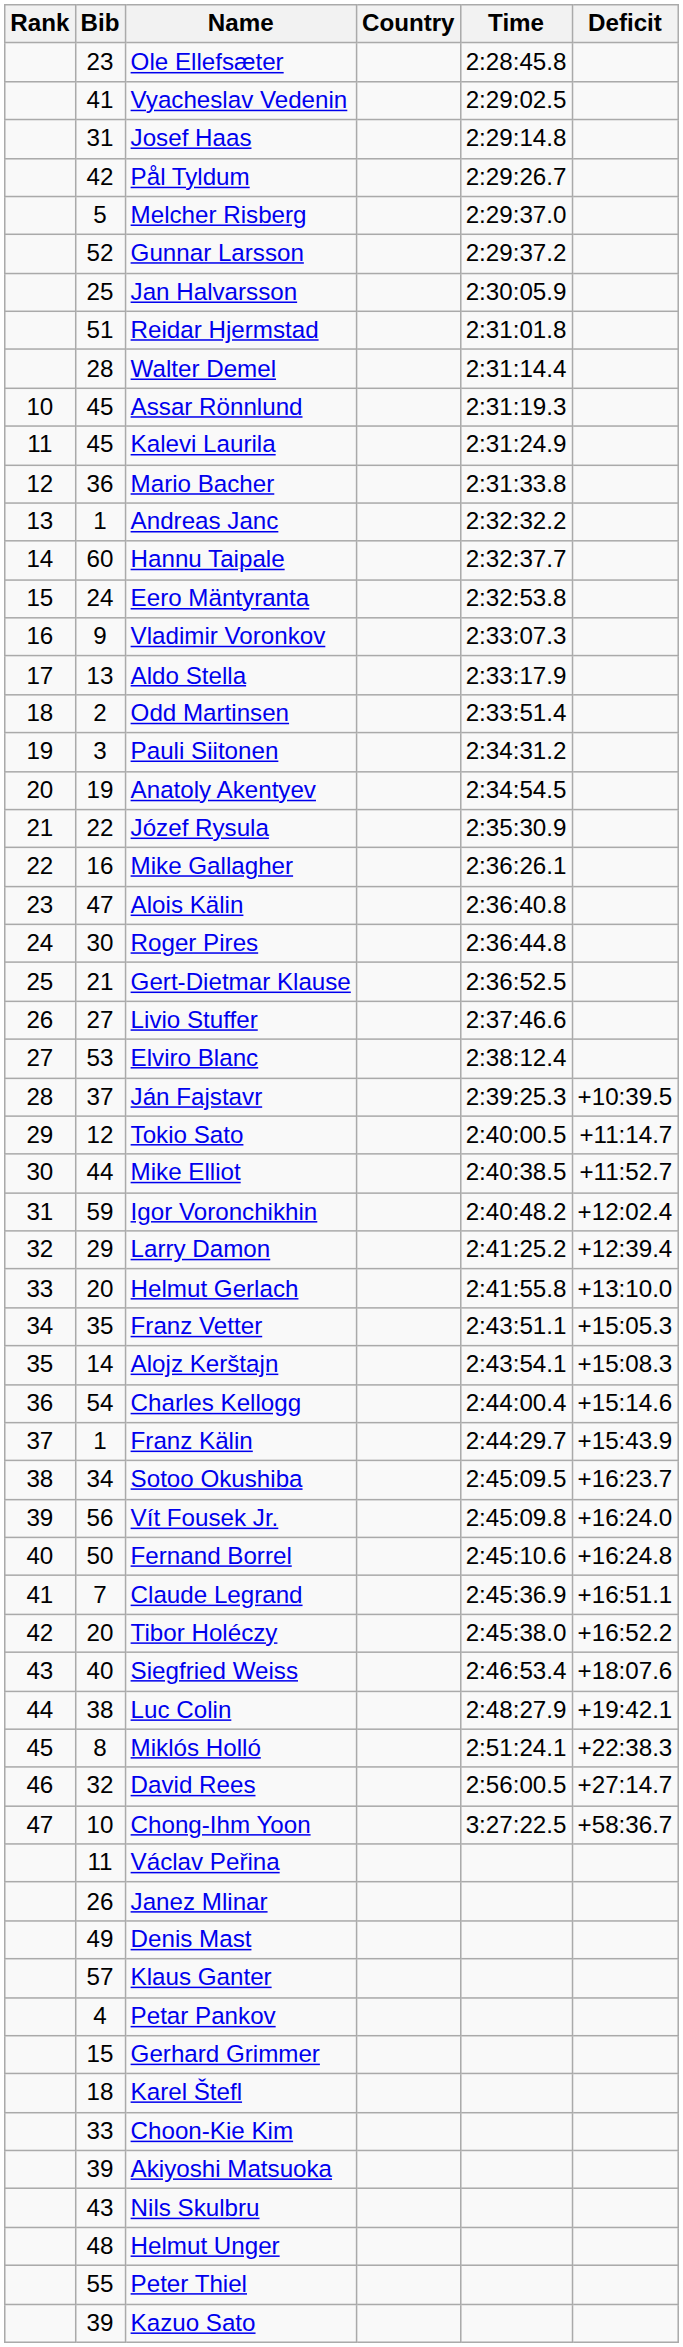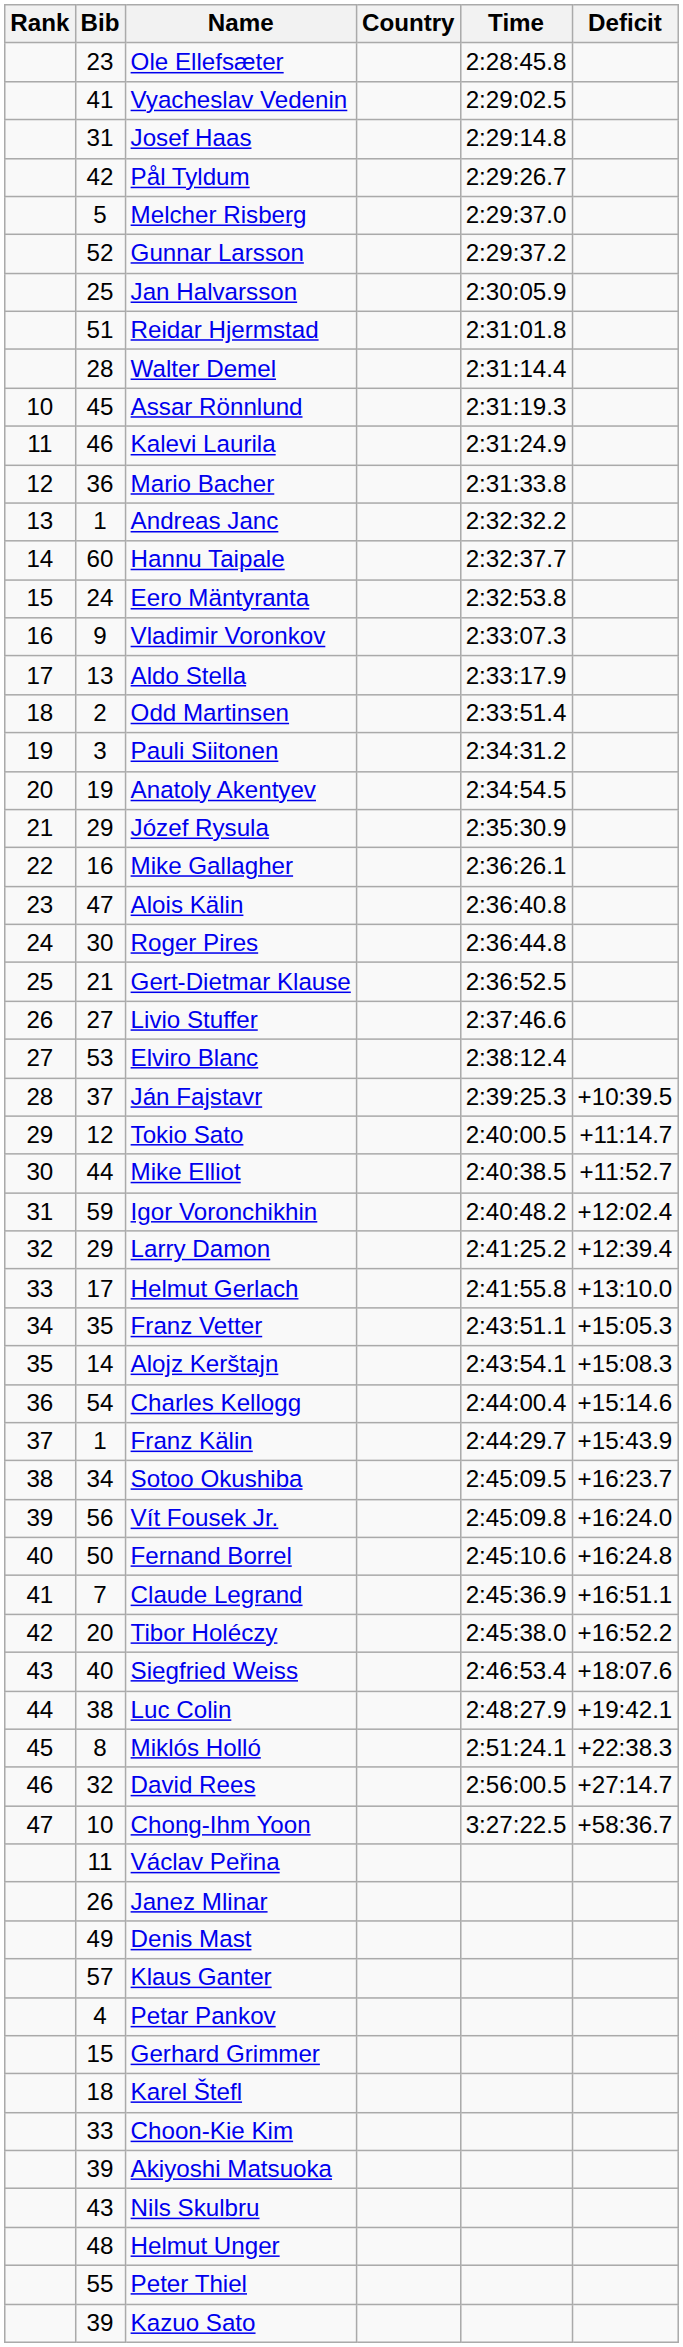(100, 445) 45 -> (100, 445) 46
(100, 828) 22 -> (100, 828) 29
(100, 1288) 20 -> (100, 1288) 17
